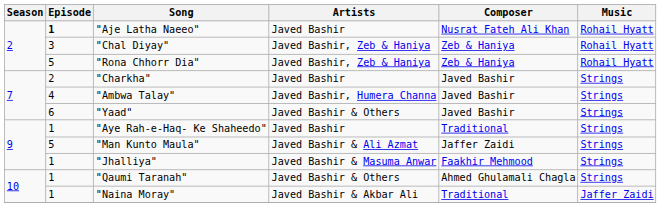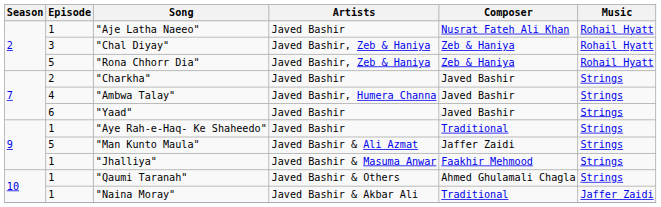(51, 29) bold -> (51, 29) normal
(336, 112) Javed Bashir & Others -> (308, 112) Javed Bashir
